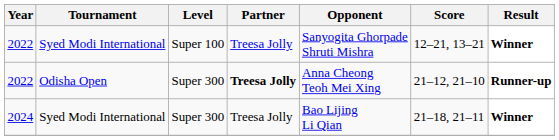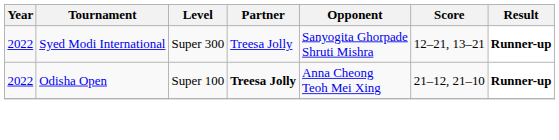(198, 44) Super 100 -> (198, 44) Super 300
(512, 44) Winner -> (521, 44) Runner-up
(198, 80) Super 300 -> (198, 80) Super 100
- row: (20, 117)
